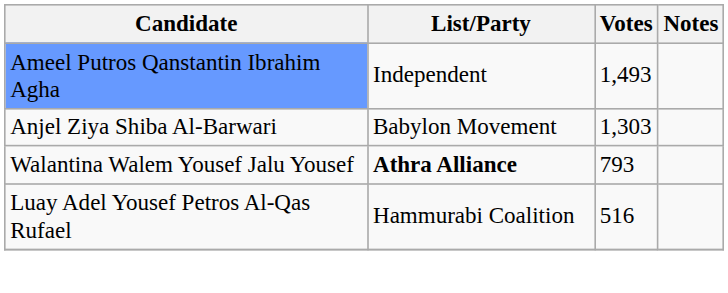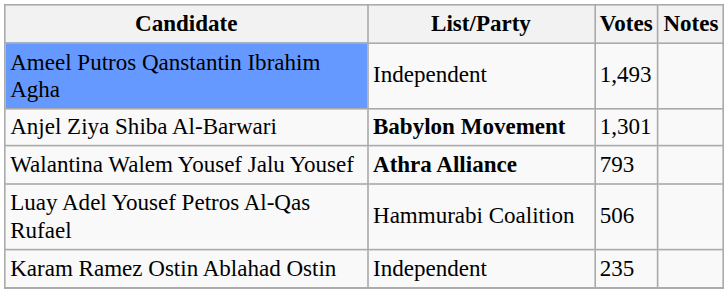(465, 127) normal -> (469, 127) bold
(626, 127) 1,303 -> (626, 127) 1,301
(617, 216) 516 -> (617, 216) 506
+ row: (173, 268)
